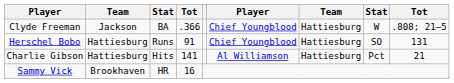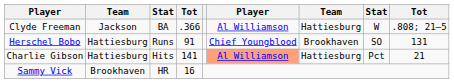(253, 27) Chief Youngblood -> (253, 27) Al Williamson
(331, 41) Hattiesburg -> (331, 41) Brookhaven
(253, 56) no background -> (253, 56) lightsalmon background
